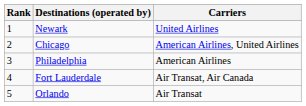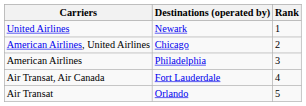columns swapped: (19, 12) <-> (227, 12)
